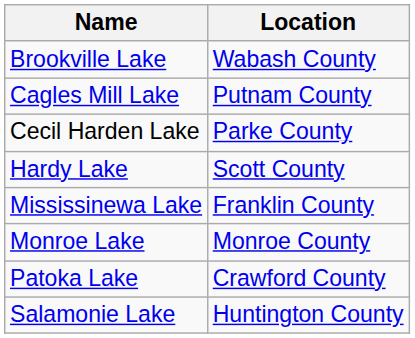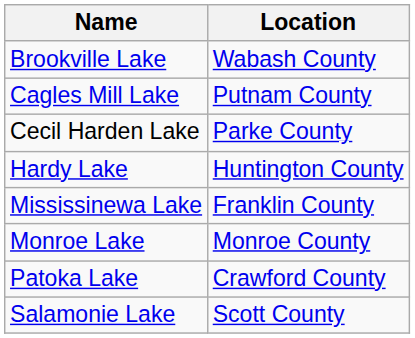(279, 168) Scott County -> (308, 168) Huntington County
(308, 315) Huntington County -> (279, 315) Scott County
